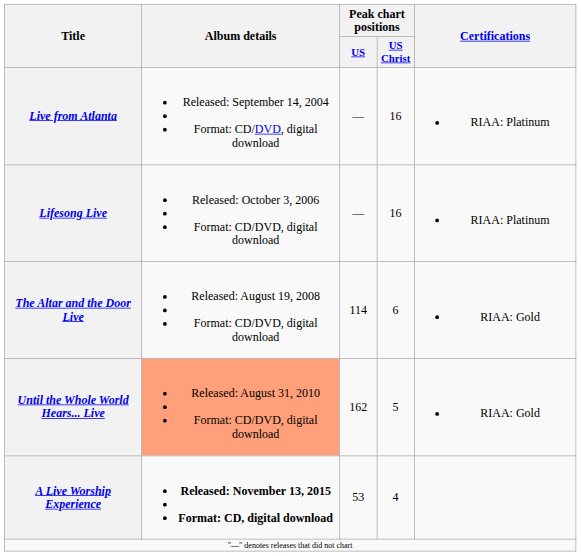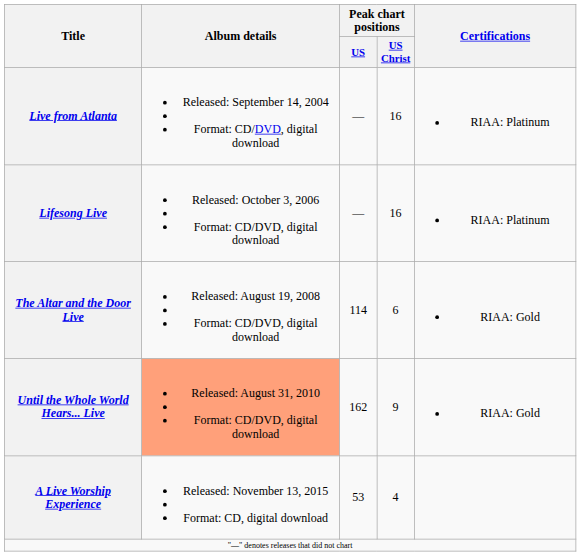(396, 407) 5 -> (396, 407) 9
(241, 504) bold -> (241, 504) normal
